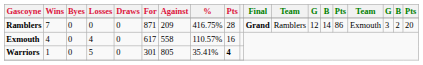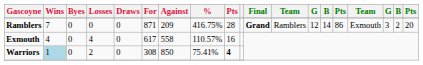(48, 52) no background -> (48, 52) lightblue background
(91, 52) 5 -> (91, 52) 2
(150, 52) 301 -> (150, 52) 308
(167, 52) 805 -> (167, 52) 850
(205, 52) 35.41% -> (205, 52) 75.41%
